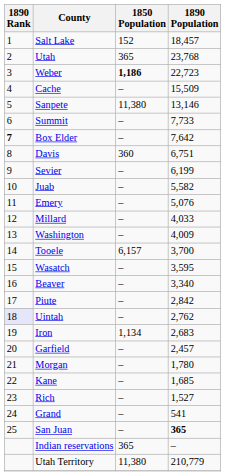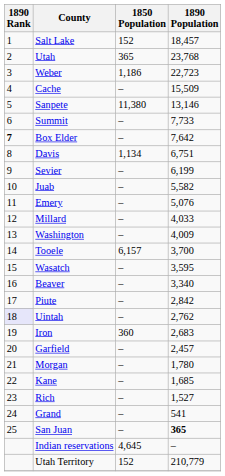(130, 72) bold -> (130, 72) normal
(126, 154) 360 -> (130, 154) 1,134
(130, 332) 1,134 -> (126, 332) 360
(126, 446) 365 -> (130, 446) 4,645
(132, 462) 11,380 -> (126, 462) 152
